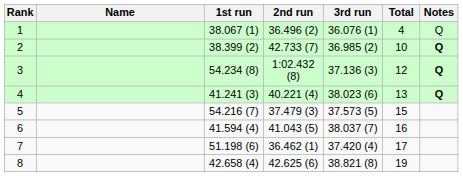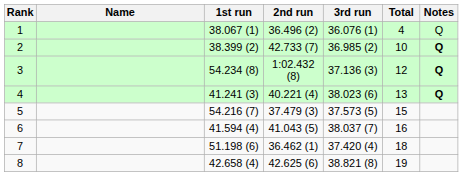(401, 146) 17 -> (401, 146) 18
